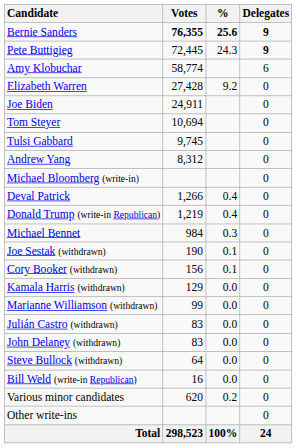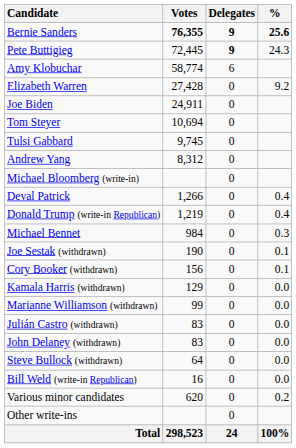columns swapped: (223, 13) <-> (266, 13)
